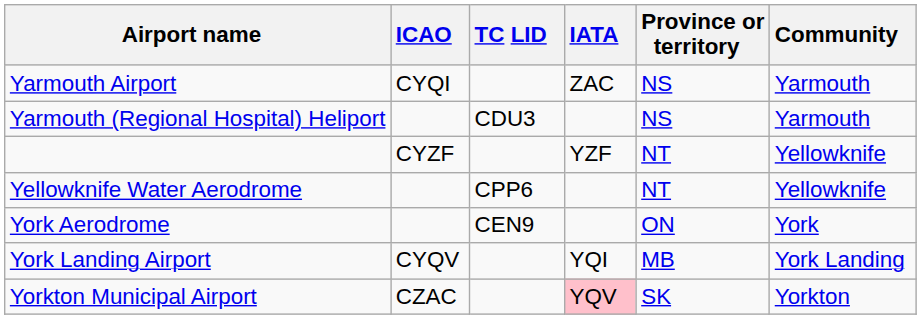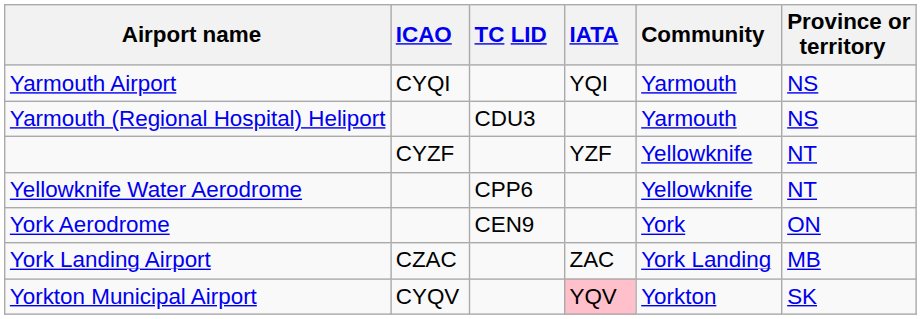columns swapped: (843, 34) <-> (703, 34)
(592, 82) ZAC -> (589, 82) YQI
(428, 260) CYQV -> (426, 260) CZAC
(589, 260) YQI -> (592, 260) ZAC
(426, 296) CZAC -> (428, 296) CYQV
